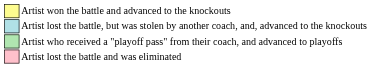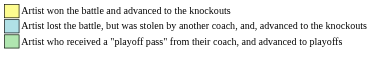- row: (101, 56)
